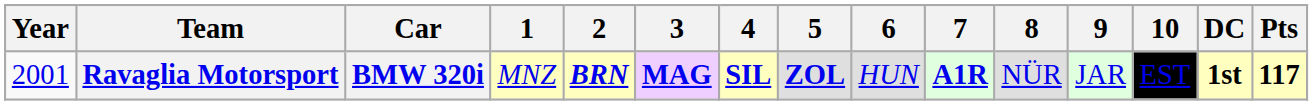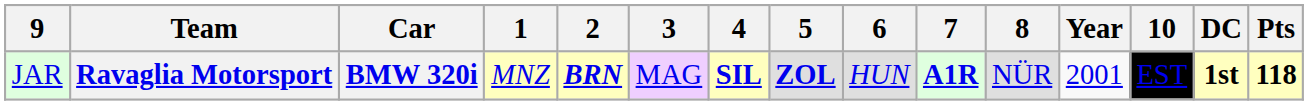columns swapped: (40, 27) <-> (1101, 27)
(677, 74) bold -> (669, 74) normal
(1279, 74) 117 -> (1276, 74) 118
